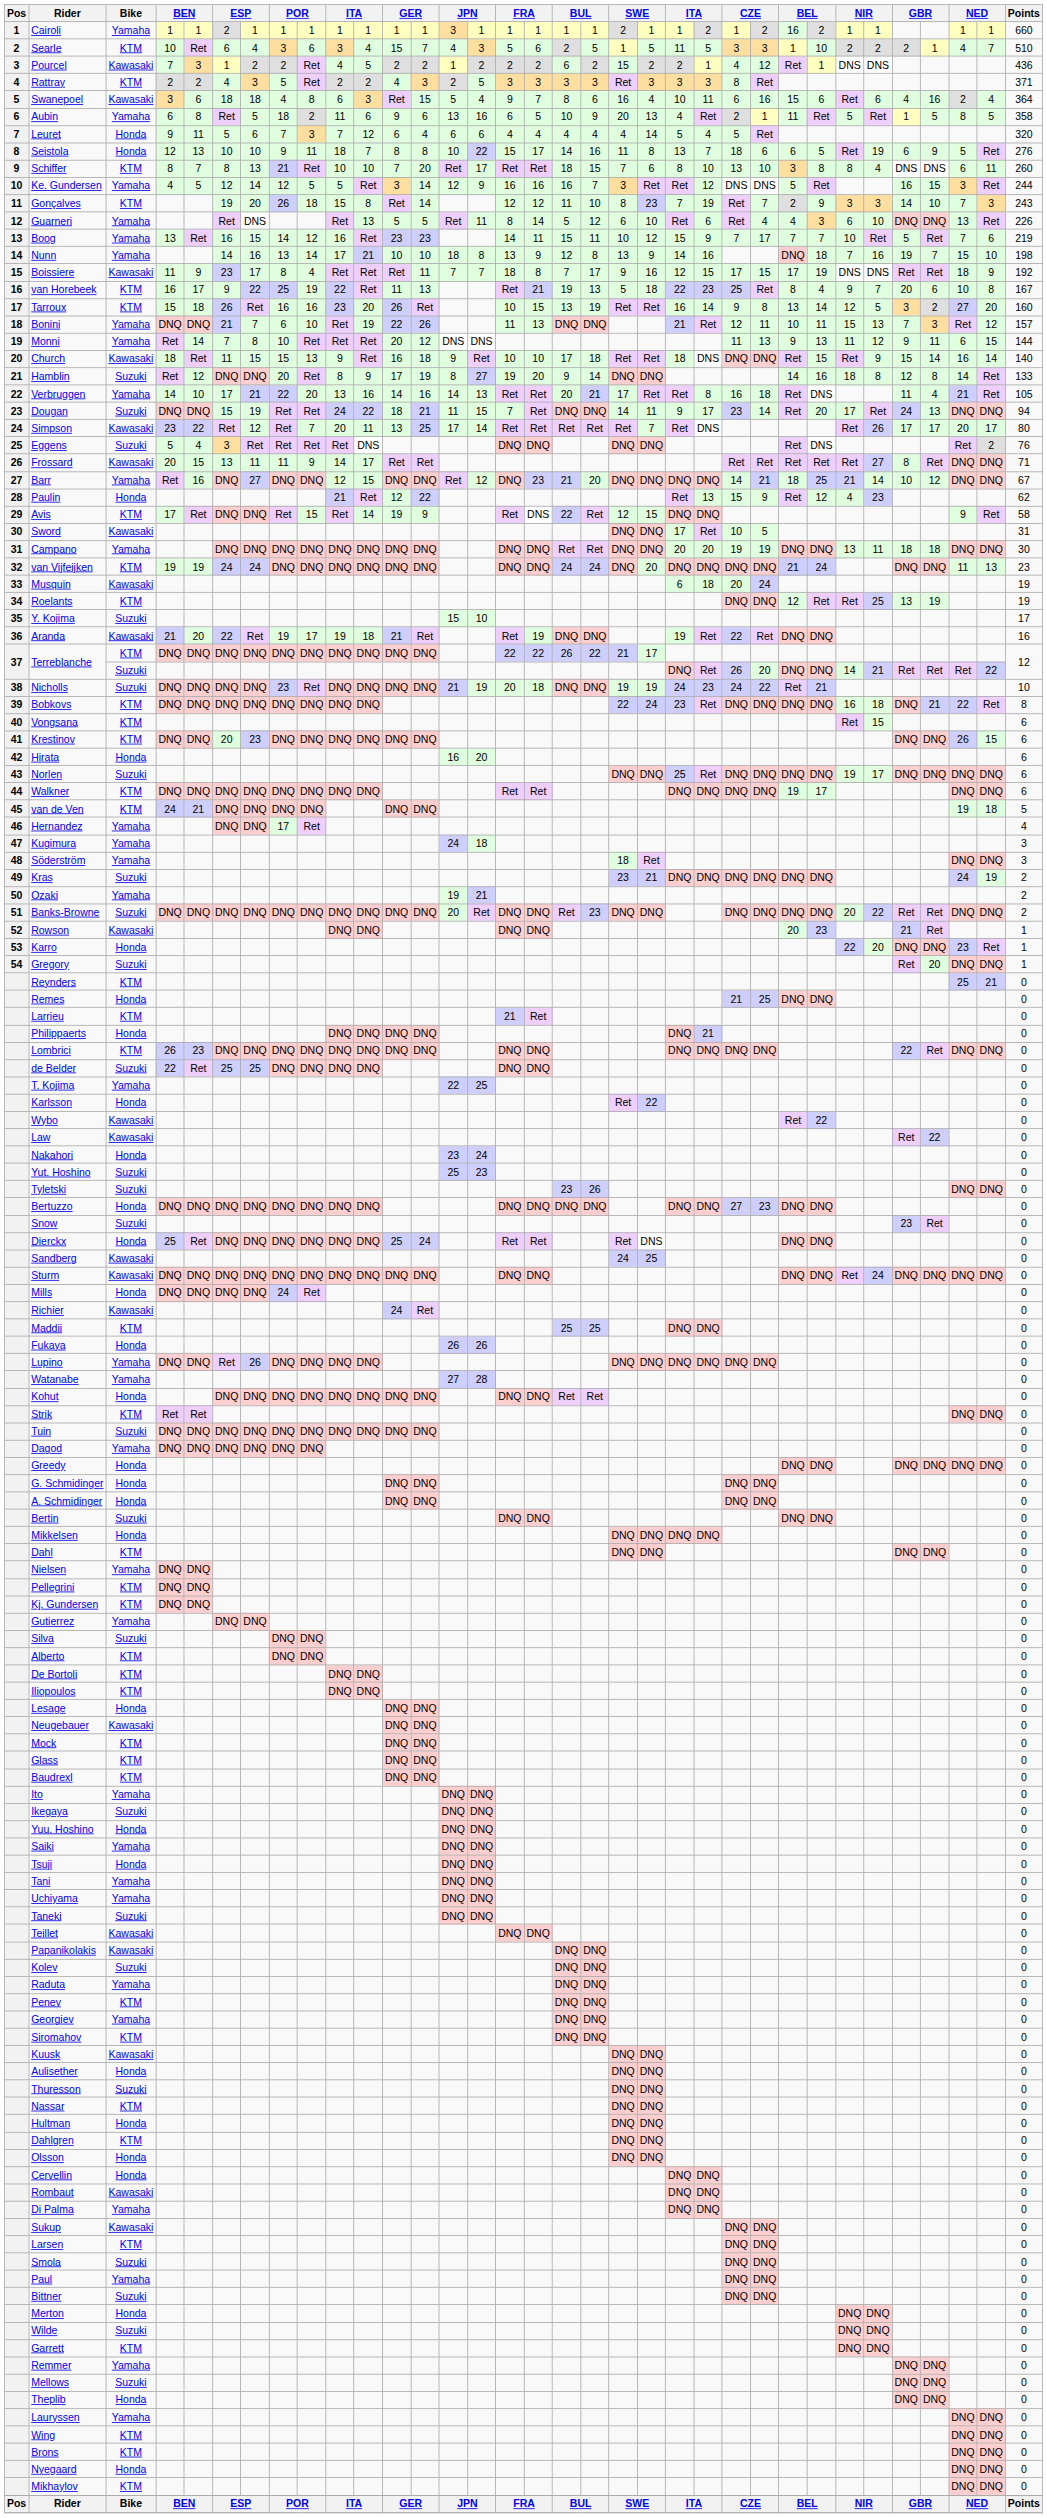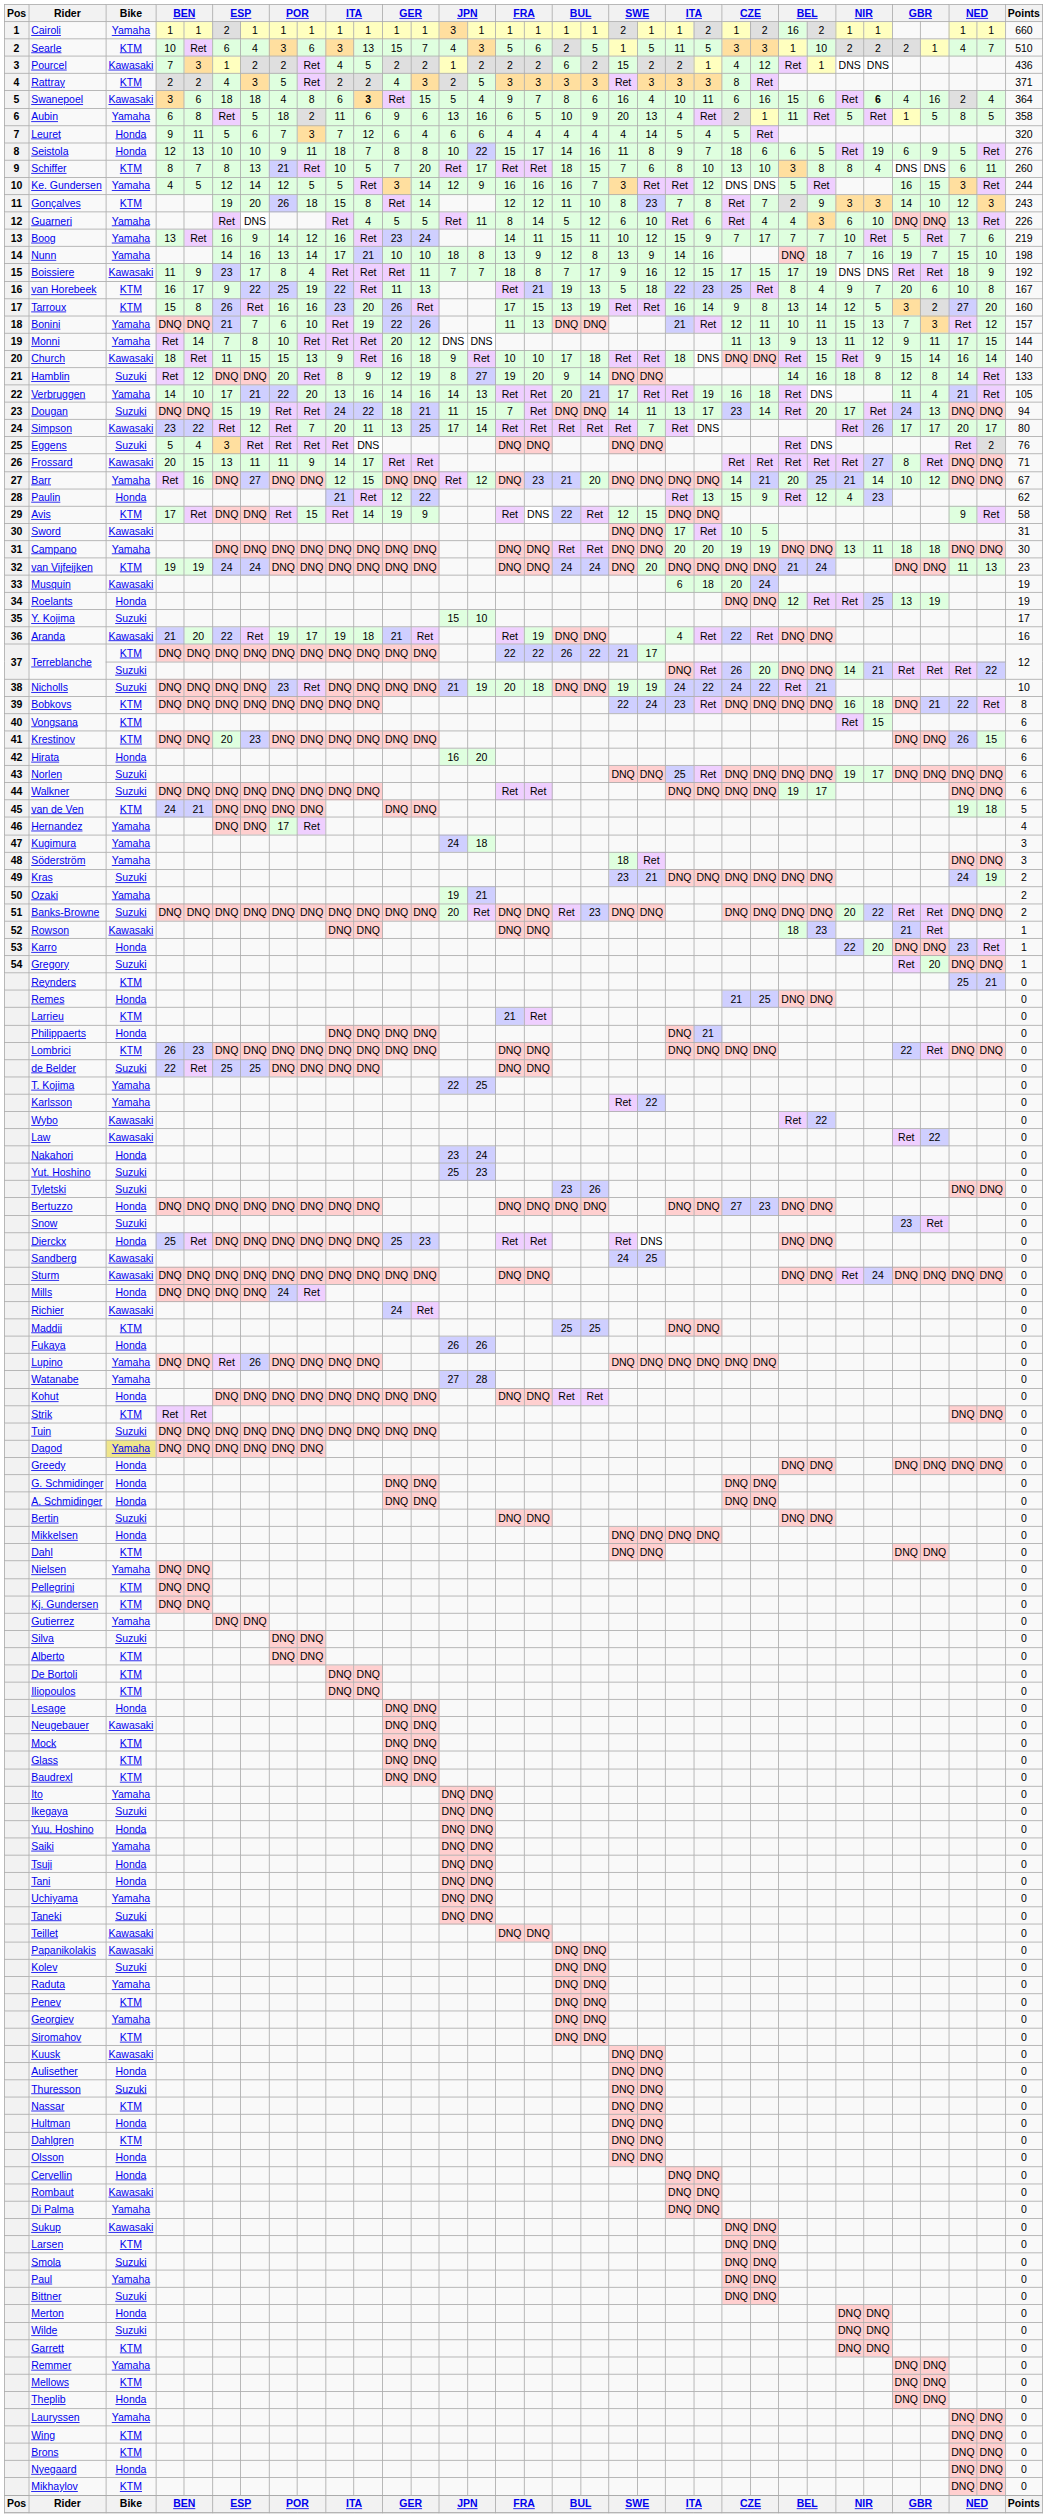(368, 47) 4 -> (368, 47) 13
(368, 99) normal -> (368, 99) bold
(878, 99) normal -> (878, 99) bold
(680, 151) 13 -> (680, 151) 9
(368, 169) 10 -> (368, 169) 5
(708, 203) 19 -> (708, 203) 8
(963, 203) 7 -> (963, 203) 12
(368, 220) 13 -> (368, 220) 4
(255, 238) 15 -> (255, 238) 9
(425, 238) 23 -> (425, 238) 24
(198, 307) 18 -> (198, 307) 8
(510, 307) 10 -> (510, 307) 17
(963, 341) 6 -> (963, 341) 17
(397, 376) 17 -> (397, 376) 12
(708, 393) 8 -> (708, 393) 19
(680, 411) 9 -> (680, 411) 13
(793, 480) 18 -> (793, 480) 20
(131, 601) KTM -> (131, 601) Honda
(680, 636) 19 -> (680, 636) 4
(708, 687) 23 -> (708, 687) 22
(131, 791) KTM -> (131, 791) Suzuki
(793, 930) 20 -> (793, 930) 18
(131, 1103) Honda -> (131, 1103) Yamaha
(425, 1241) 24 -> (425, 1241) 23
(131, 1448) no background -> (131, 1448) khaki background
(131, 1881) Yamaha -> (131, 1881) Honda
(131, 2383) Suzuki -> (131, 2383) KTM
